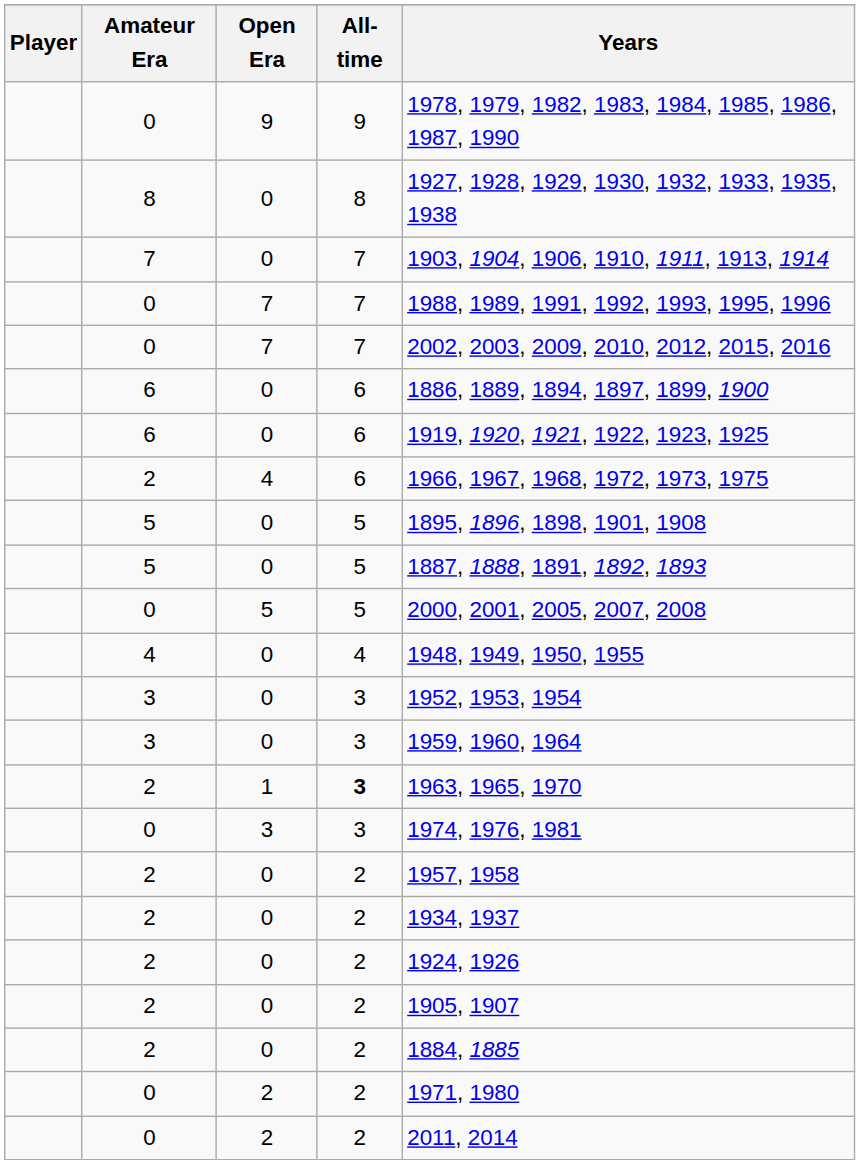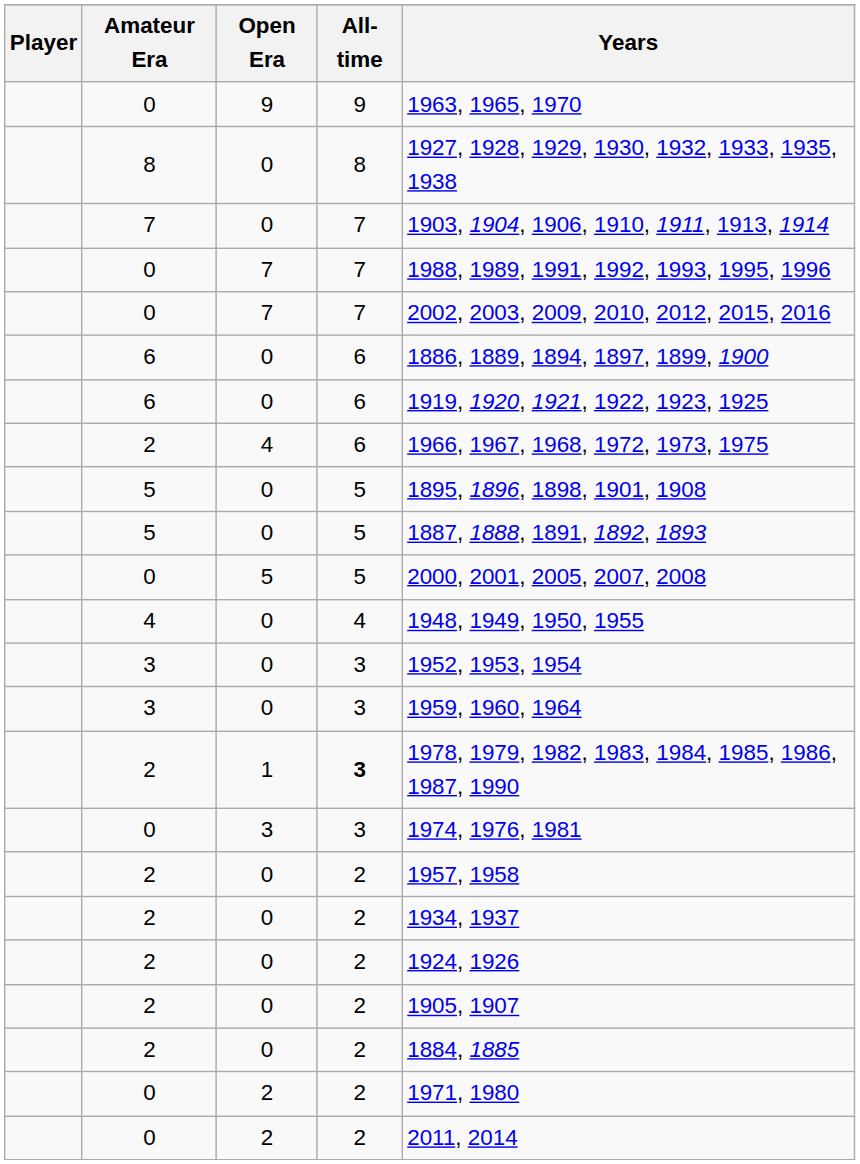(622, 120) 1978, 1979, 1982, 1983, 1984, 1985, 1986, 1987, 1990 -> (494, 103) 1963, 1965, 1970
(494, 786) 1963, 1965, 1970 -> (622, 769) 1978, 1979, 1982, 1983, 1984, 1985, 1986, 1987, 1990
